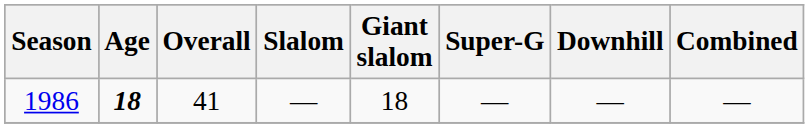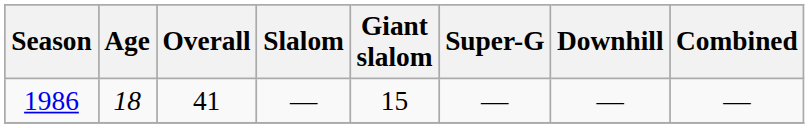(127, 100) bold -> (127, 100) normal
(394, 100) 18 -> (394, 100) 15
